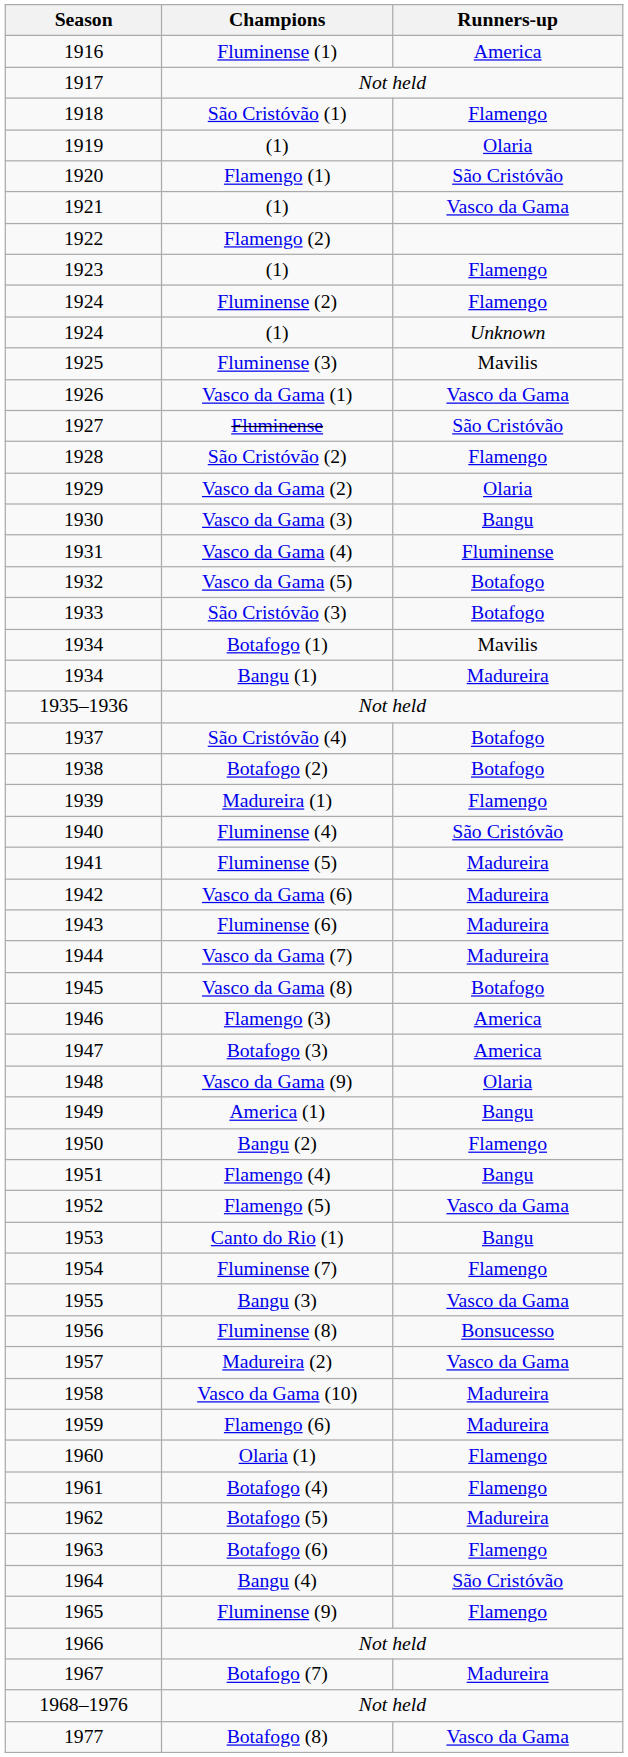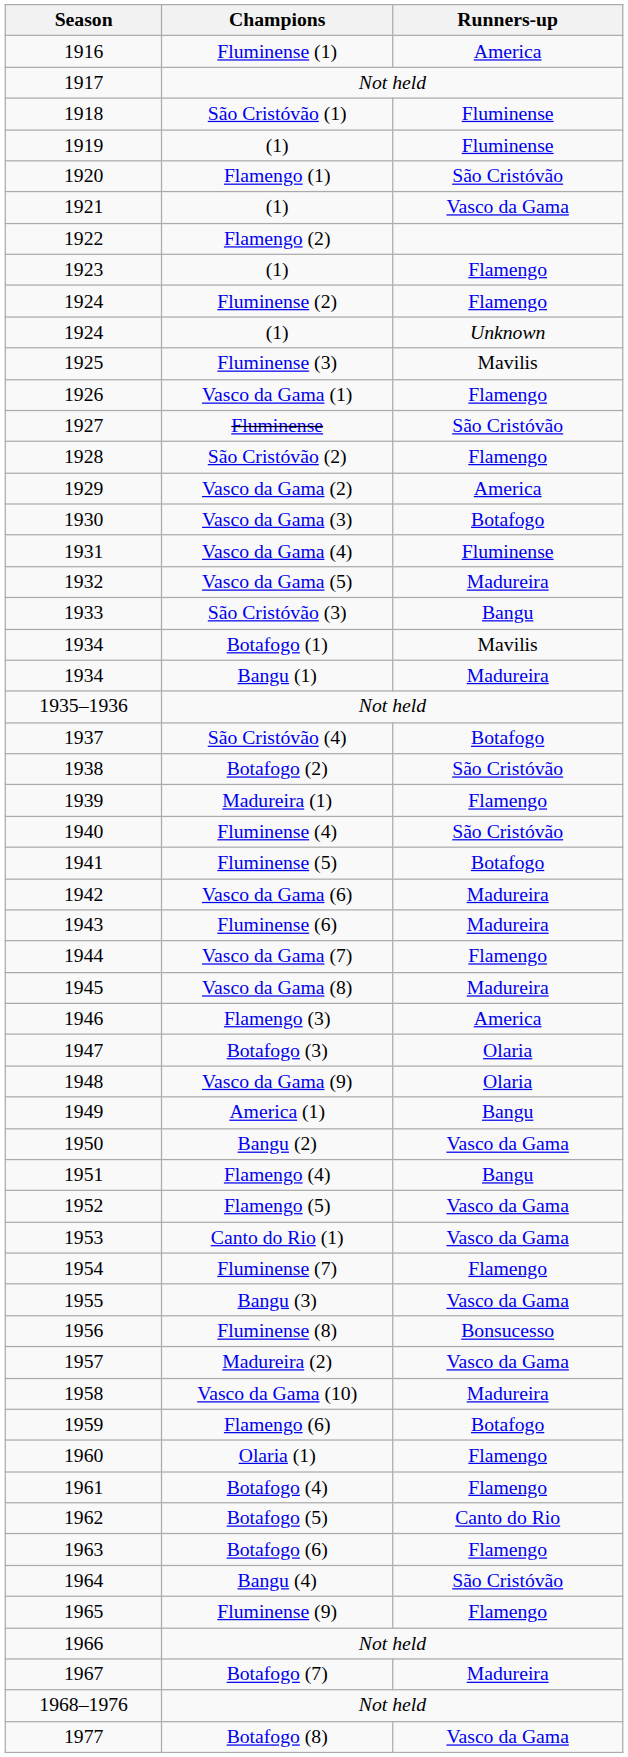(508, 113) Flamengo -> (508, 113) Fluminense
(508, 144) Olaria -> (508, 144) Fluminense
(508, 394) Vasco da Gama -> (508, 394) Flamengo
(508, 488) Olaria -> (508, 488) America
(508, 519) Bangu -> (508, 519) Botafogo
(508, 581) Botafogo -> (508, 581) Madureira
(508, 613) Botafogo -> (508, 613) Bangu
(508, 769) Botafogo -> (508, 769) São Cristóvão
(508, 862) Madureira -> (508, 862) Botafogo
(508, 956) Madureira -> (508, 956) Flamengo
(508, 987) Botafogo -> (508, 987) Madureira
(508, 1050) America -> (508, 1050) Olaria
(508, 1143) Flamengo -> (508, 1143) Vasco da Gama
(508, 1237) Bangu -> (508, 1237) Vasco da Gama
(508, 1424) Madureira -> (508, 1424) Botafogo
(508, 1518) Madureira -> (508, 1518) Canto do Rio
